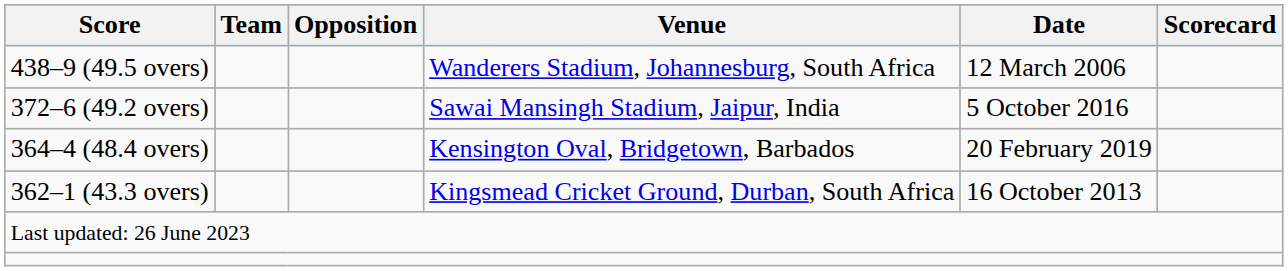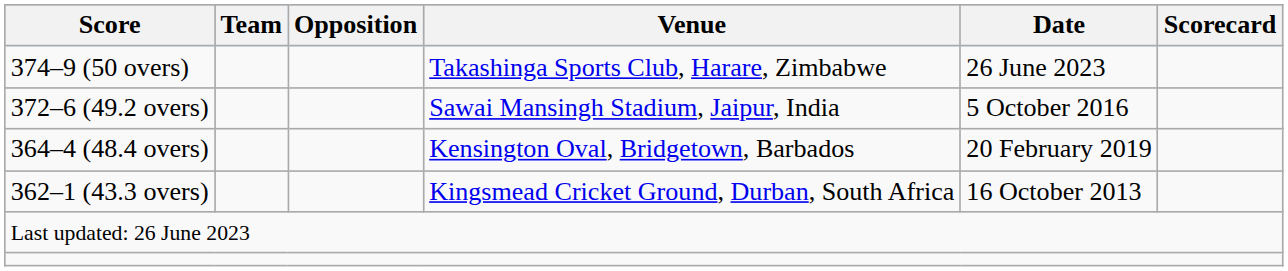- row: (110, 66)
+ row: (100, 66)
